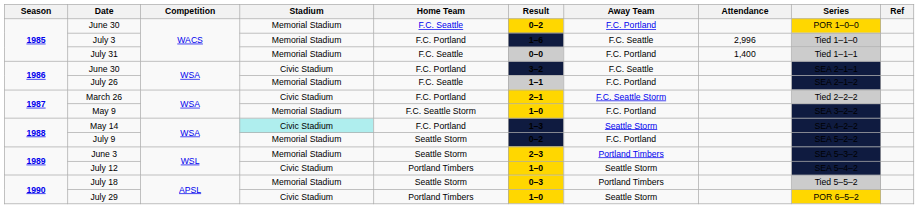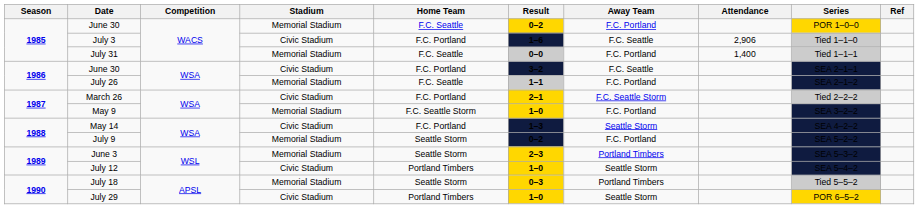(307, 40) Memorial Stadium -> (307, 40) Civic Stadium
(745, 40) 2,996 -> (745, 40) 2,906
(307, 125) paleturquoise background -> (307, 125) no background
